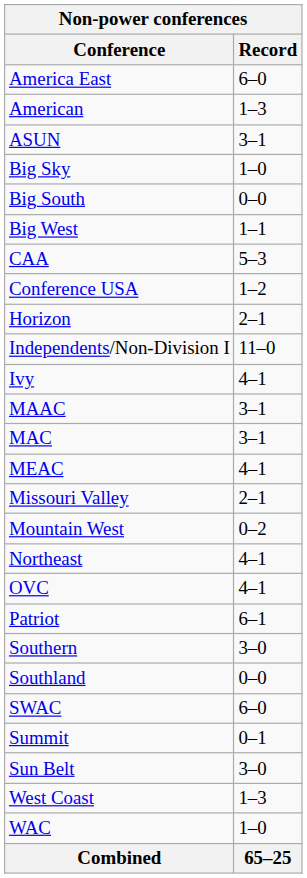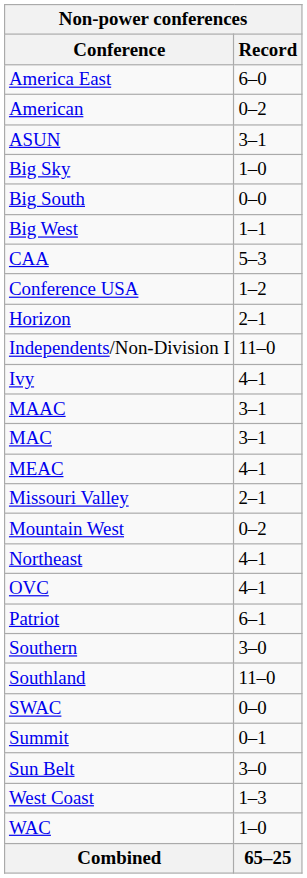(253, 109) 1–3 -> (253, 109) 0–2
(253, 678) 0–0 -> (257, 678) 11–0
(253, 708) 6–0 -> (253, 708) 0–0
